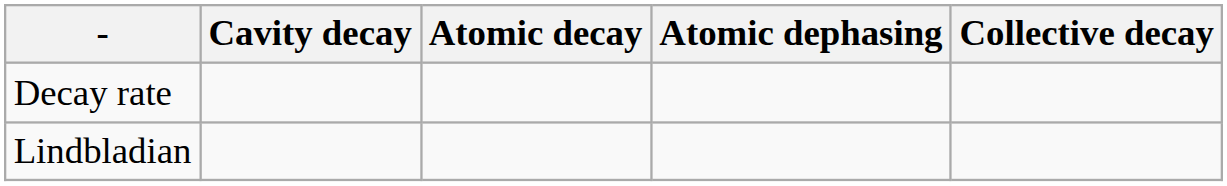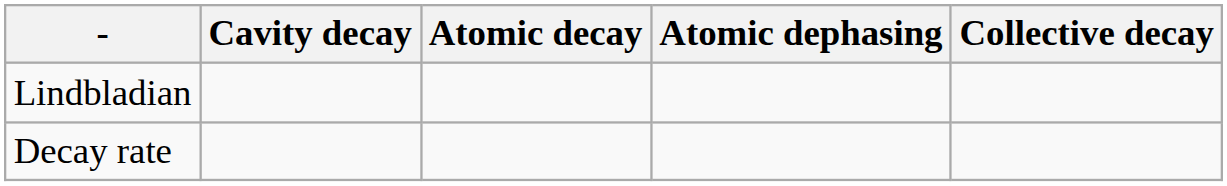rows swapped: (103, 150) <-> (93, 92)
